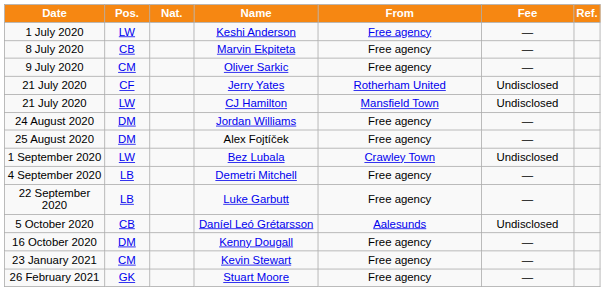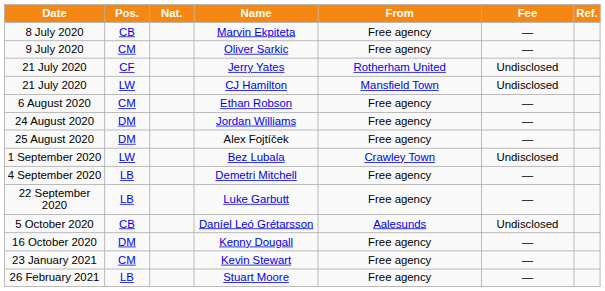- row: (256, 32)
+ row: (256, 104)
(127, 278) GK -> (127, 278) LB
